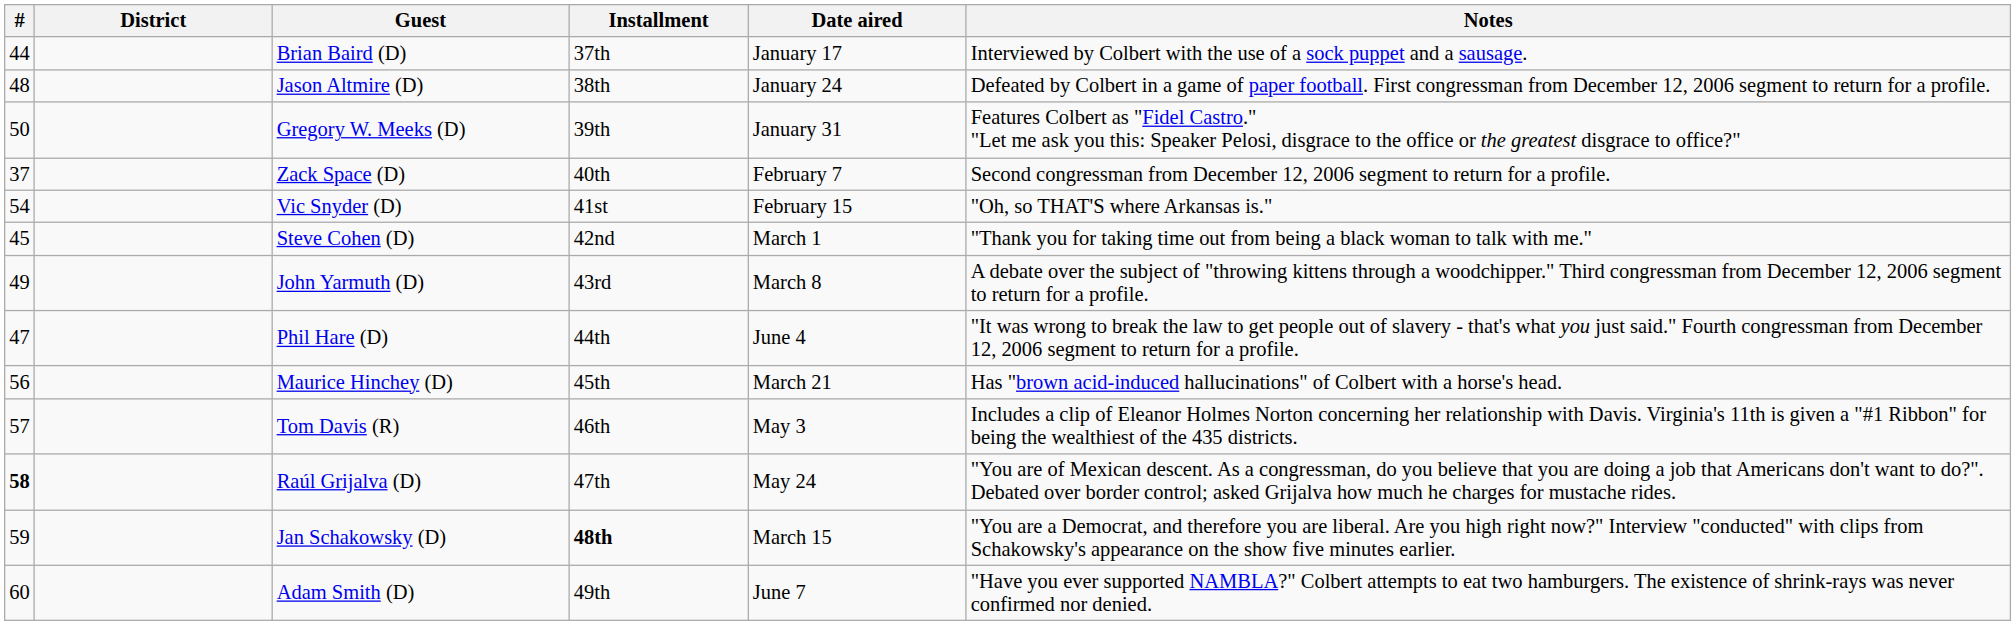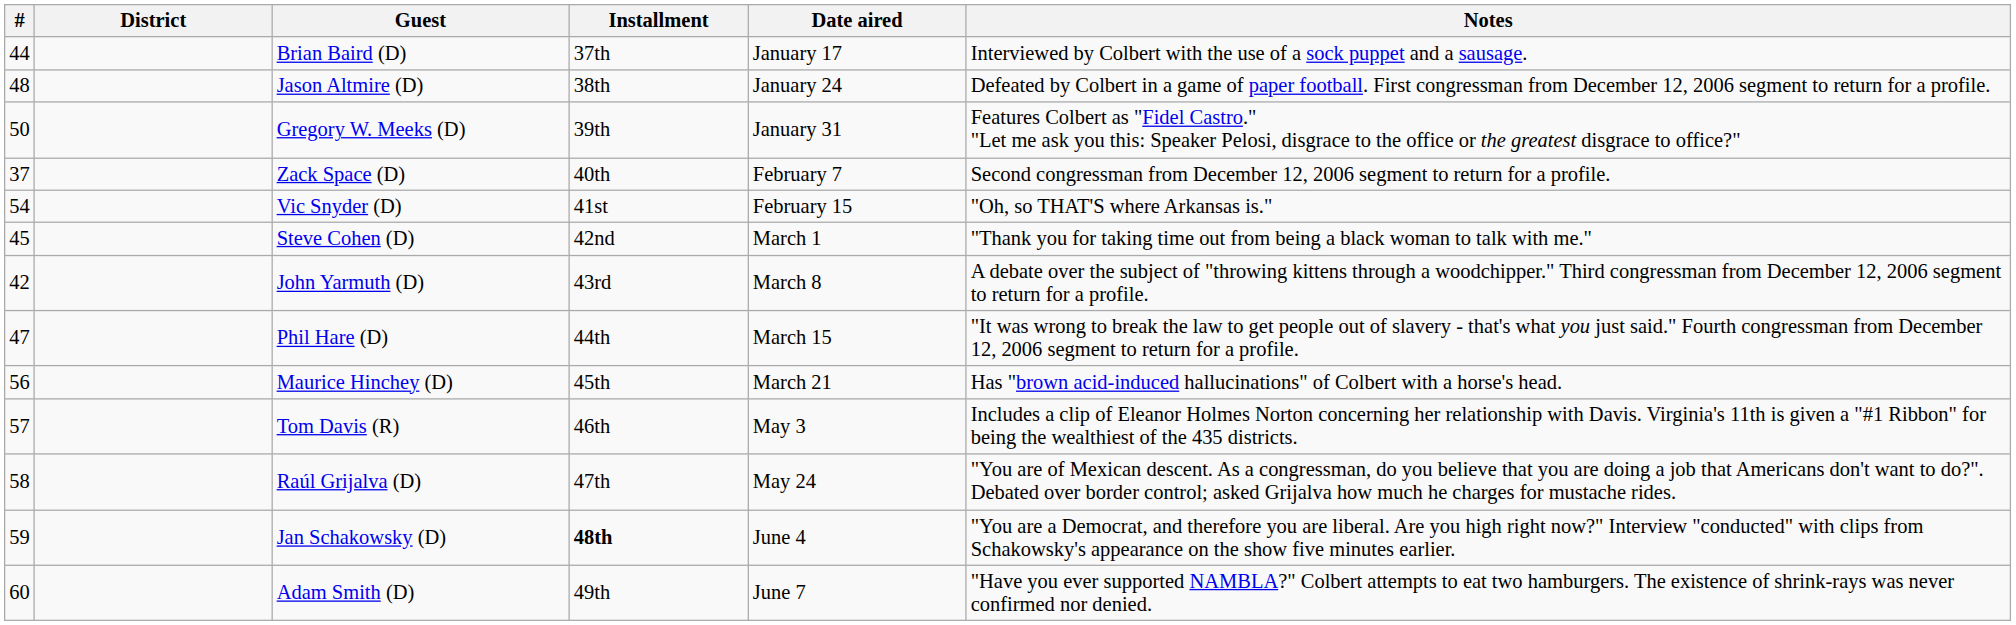(20, 282) 49 -> (20, 282) 42
(779, 338) June 4 -> (792, 338) March 15
(20, 481) bold -> (20, 481) normal
(792, 537) March 15 -> (779, 537) June 4
